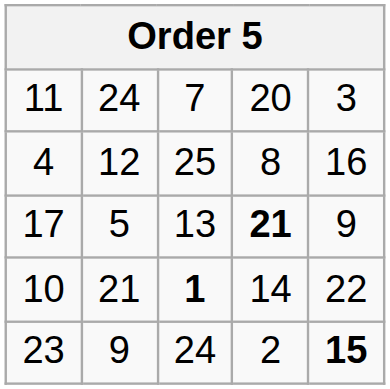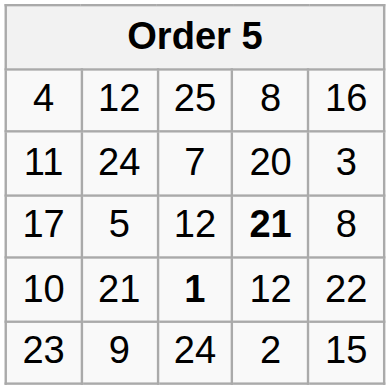rows swapped: (44, 99) <-> (44, 162)
(195, 225) 13 -> (195, 225) 12
(346, 225) 9 -> (346, 225) 8
(271, 288) 14 -> (271, 288) 12
(346, 351) bold -> (346, 351) normal
